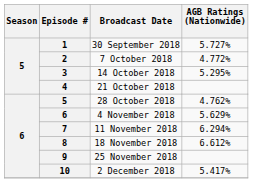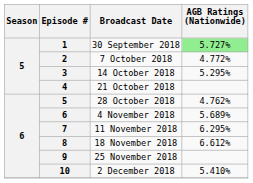(215, 45) no background -> (215, 45) lightgreen background
(215, 115) 5.629% -> (215, 115) 5.689%
(215, 129) 6.294% -> (215, 129) 6.295%
(215, 171) 5.417% -> (215, 171) 5.410%
